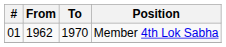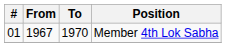(39, 33) 1962 -> (39, 33) 1967
